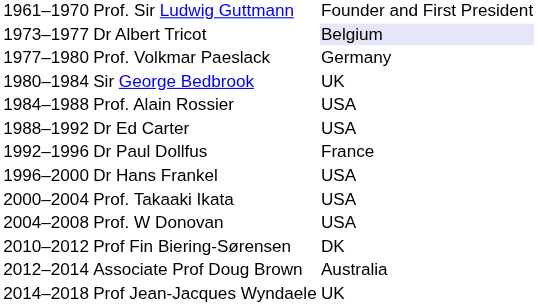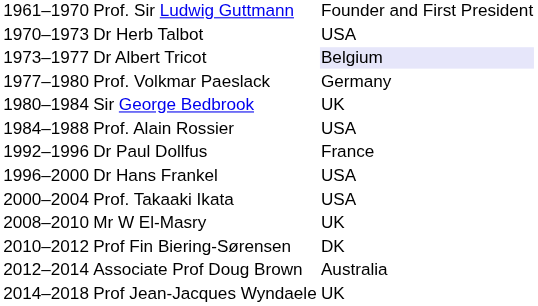+ row: (148, 34)
- row: (141, 128)
- row: (158, 222)
+ row: (150, 222)
